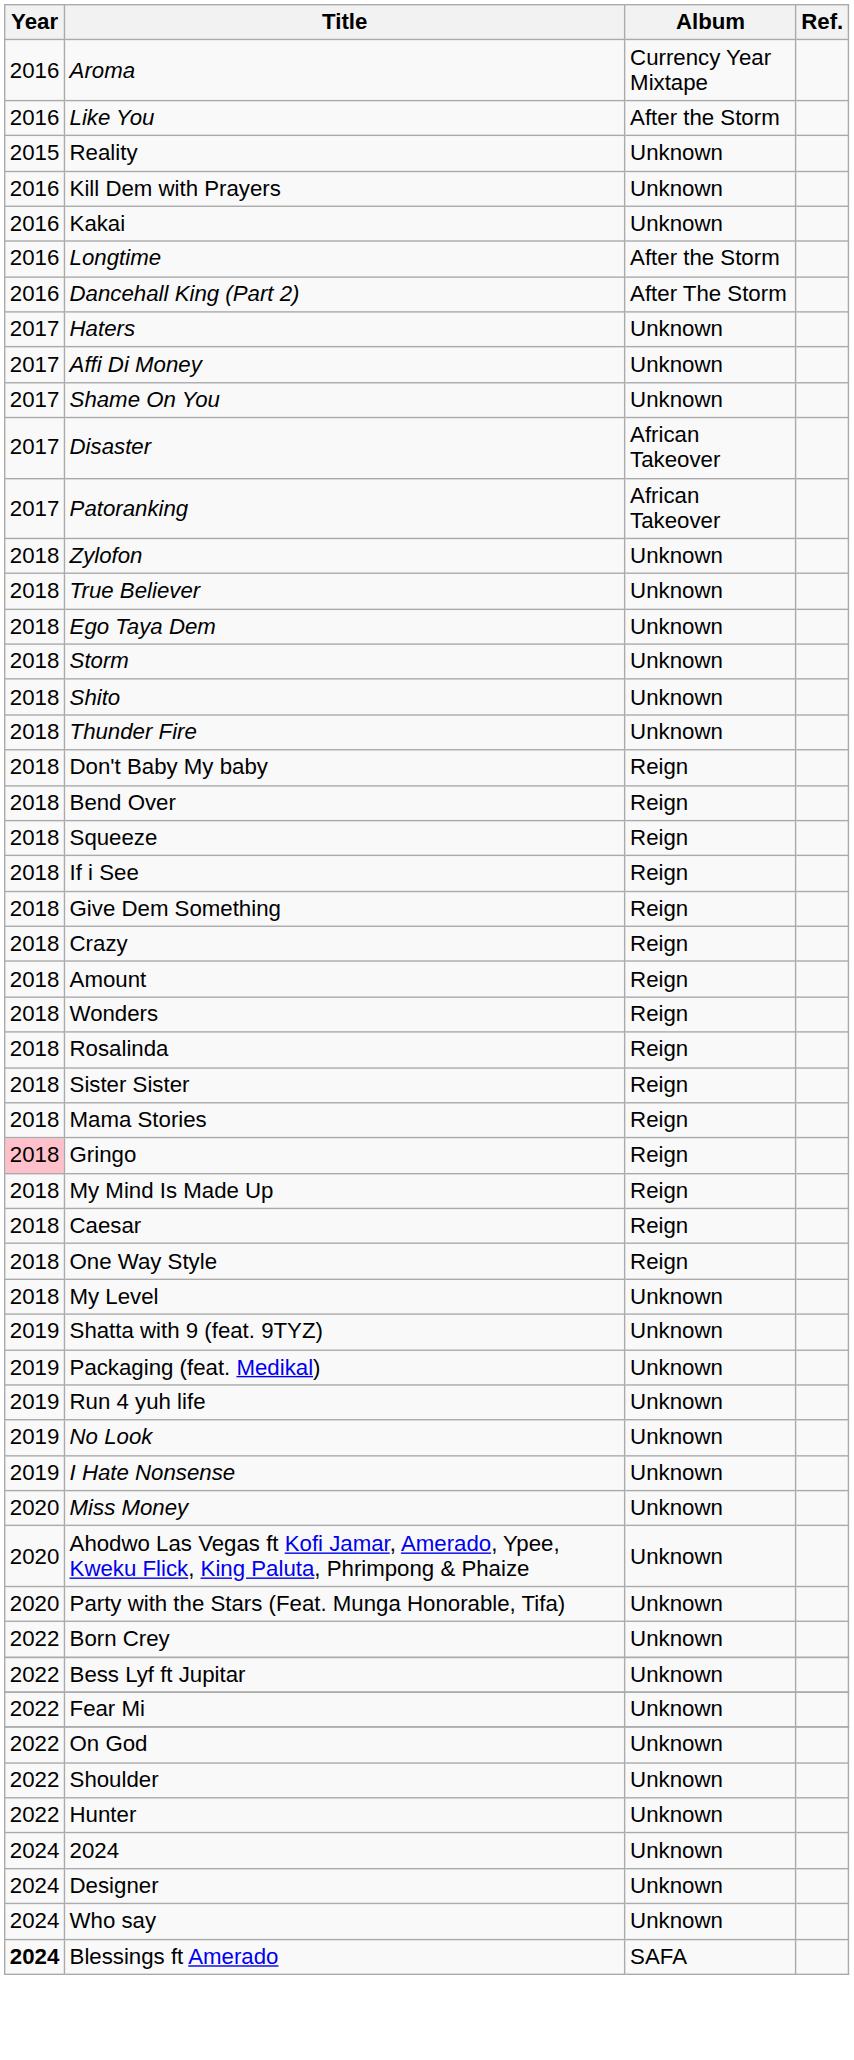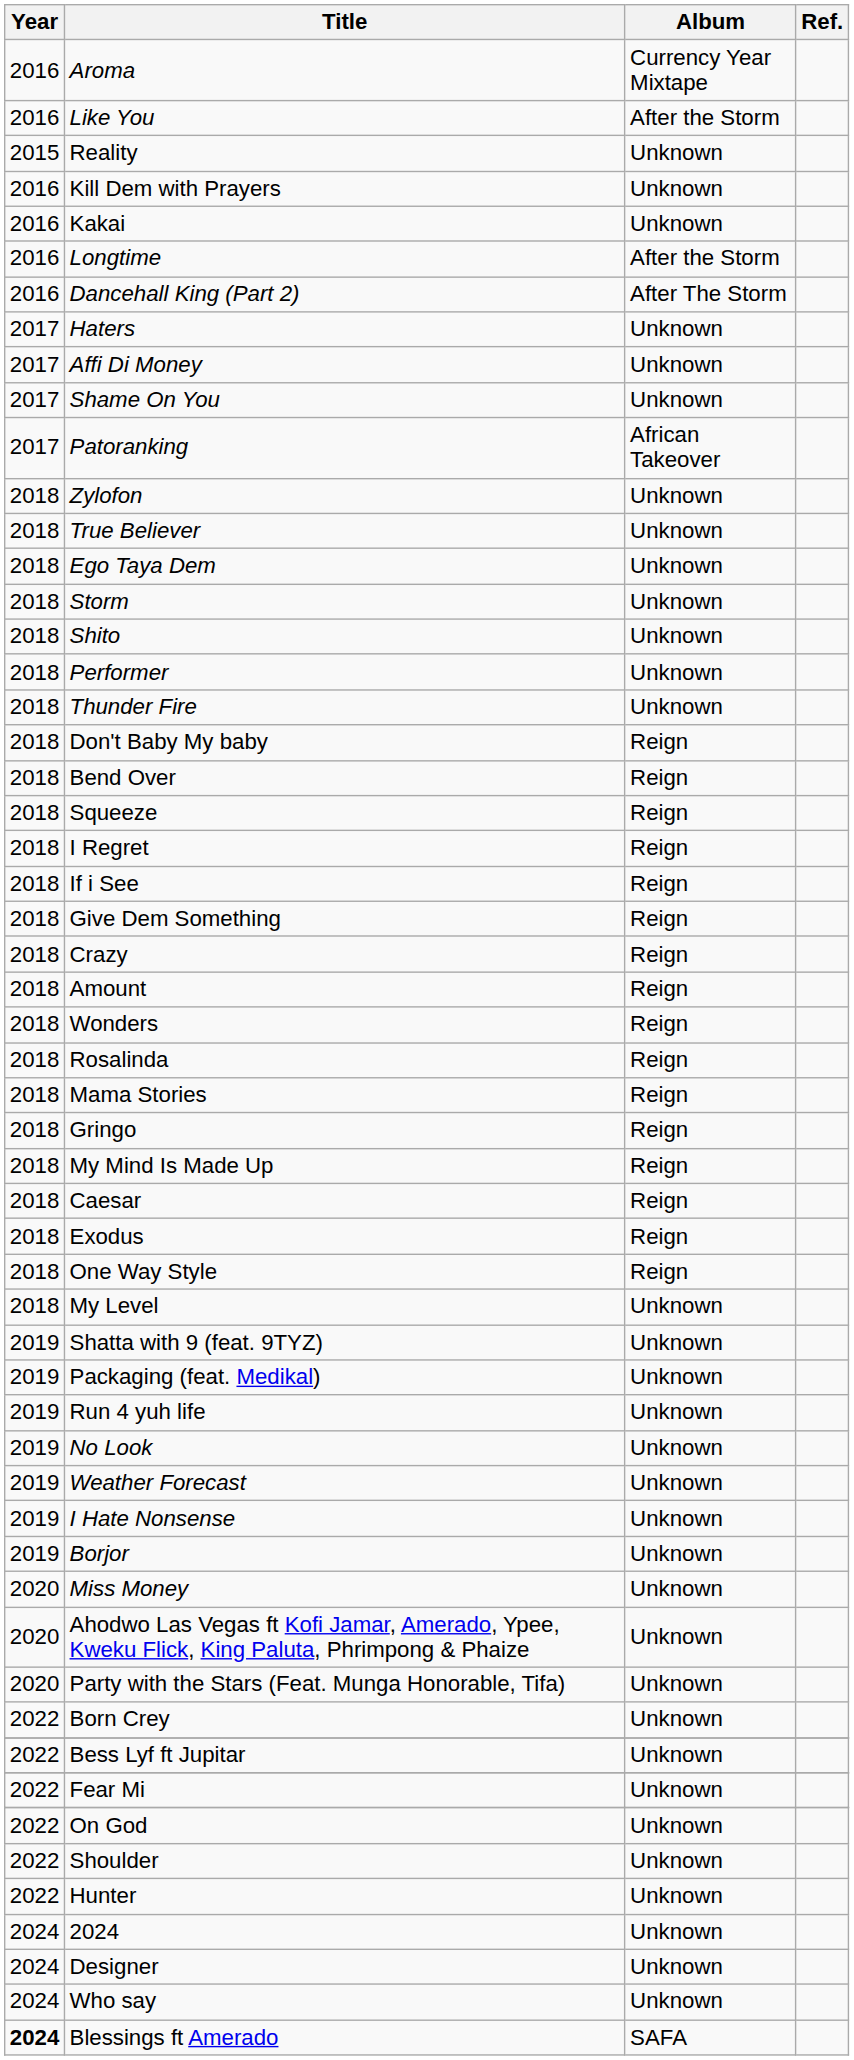- row: (110, 447)
+ row: (119, 671)
+ row: (109, 848)
- row: (129, 1084)
(35, 1155) pink background -> (35, 1130) no background
+ row: (107, 1236)
+ row: (158, 1483)
+ row: (99, 1553)
